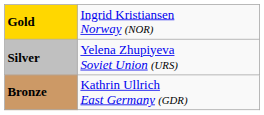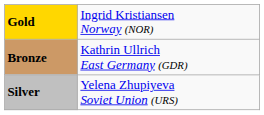rows swapped: (24, 57) <-> (27, 92)
